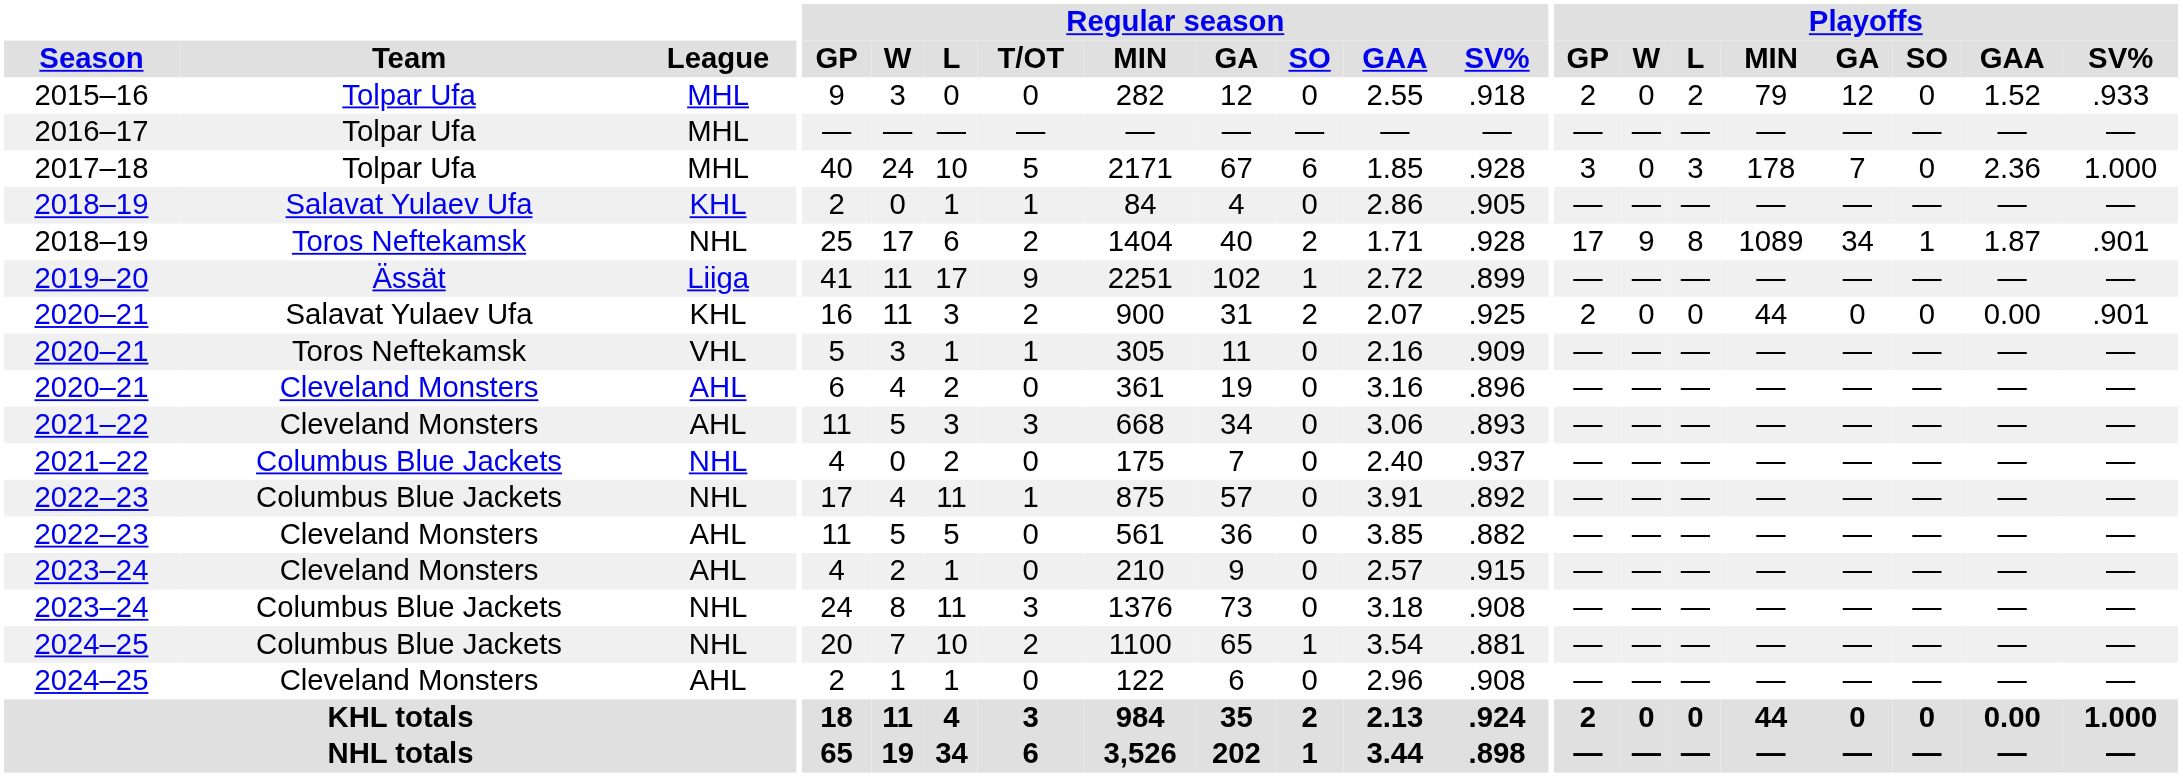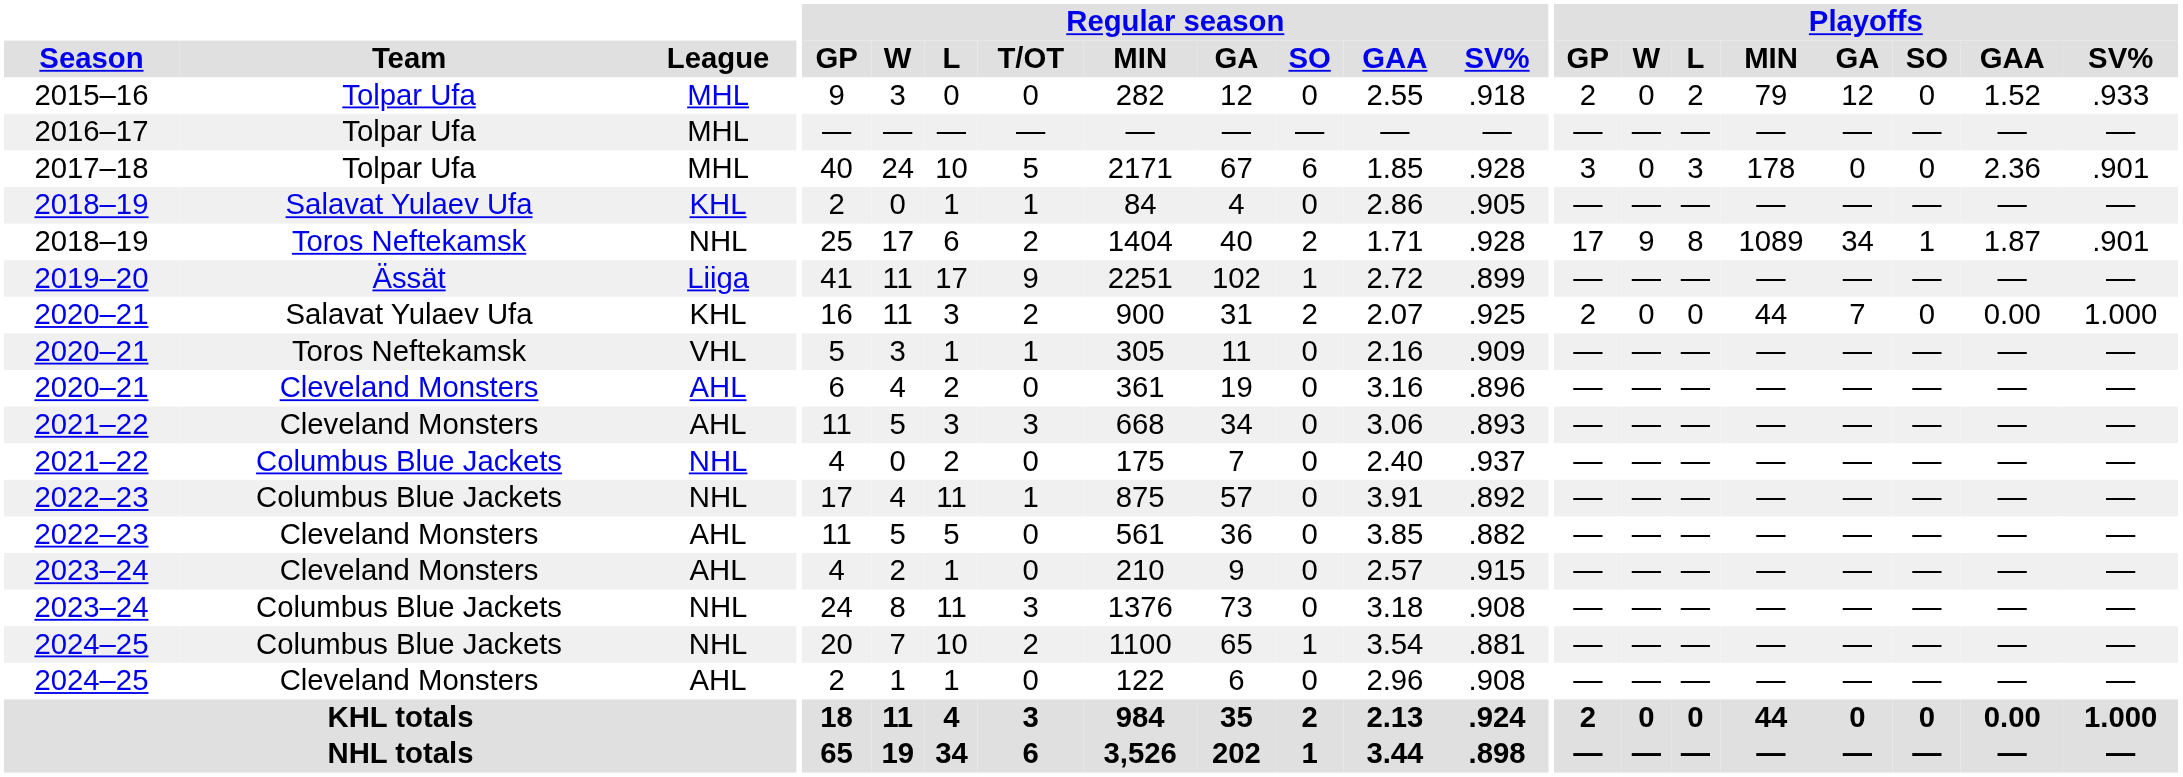(1857, 168) 7 -> (1857, 168) 0
(2121, 168) 1.000 -> (2121, 168) .901
(1857, 314) 0 -> (1857, 314) 7
(2121, 314) .901 -> (2121, 314) 1.000
